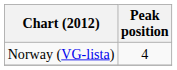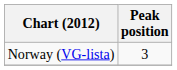(145, 53) 4 -> (145, 53) 3
